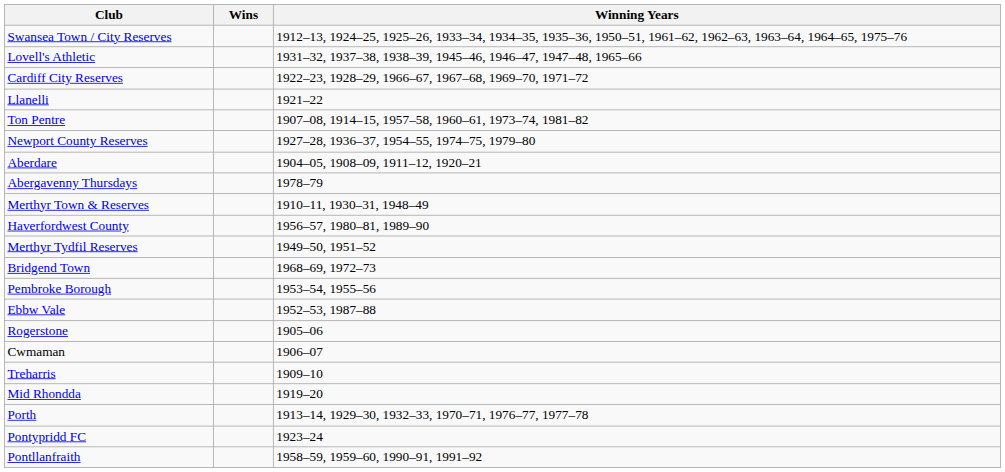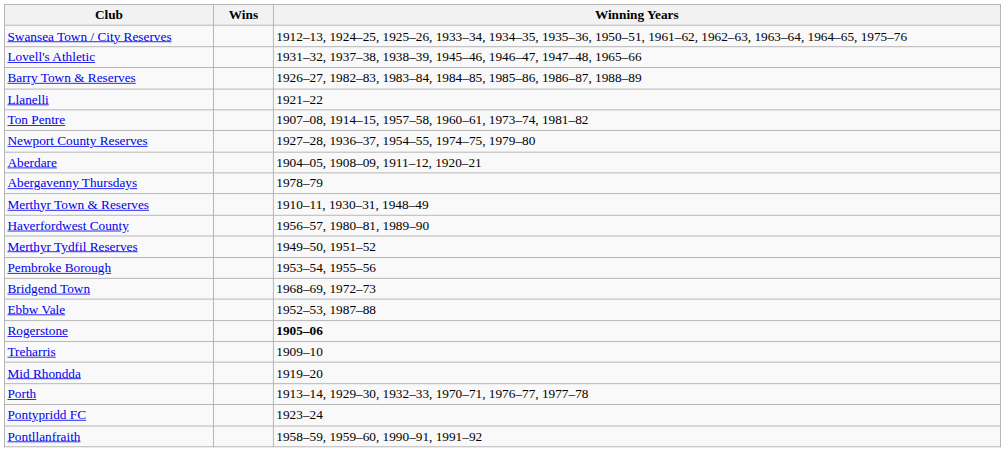+ row: (72, 78)
- row: (65, 78)
rows swapped: (59, 288) <-> (49, 267)
(300, 330) normal -> (300, 330) bold
- row: (36, 352)
